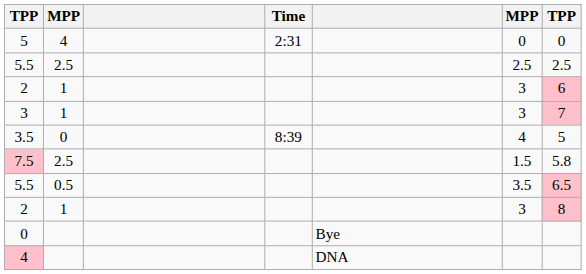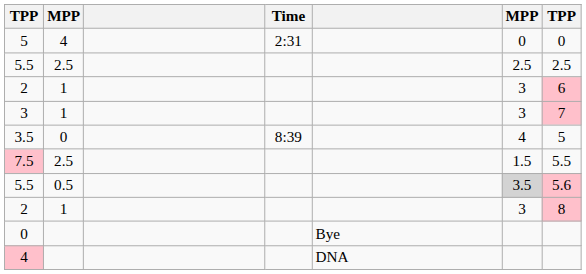(562, 161) 5.8 -> (562, 161) 5.5
(522, 185) no background -> (522, 185) lightgrey background
(562, 185) 6.5 -> (562, 185) 5.6
